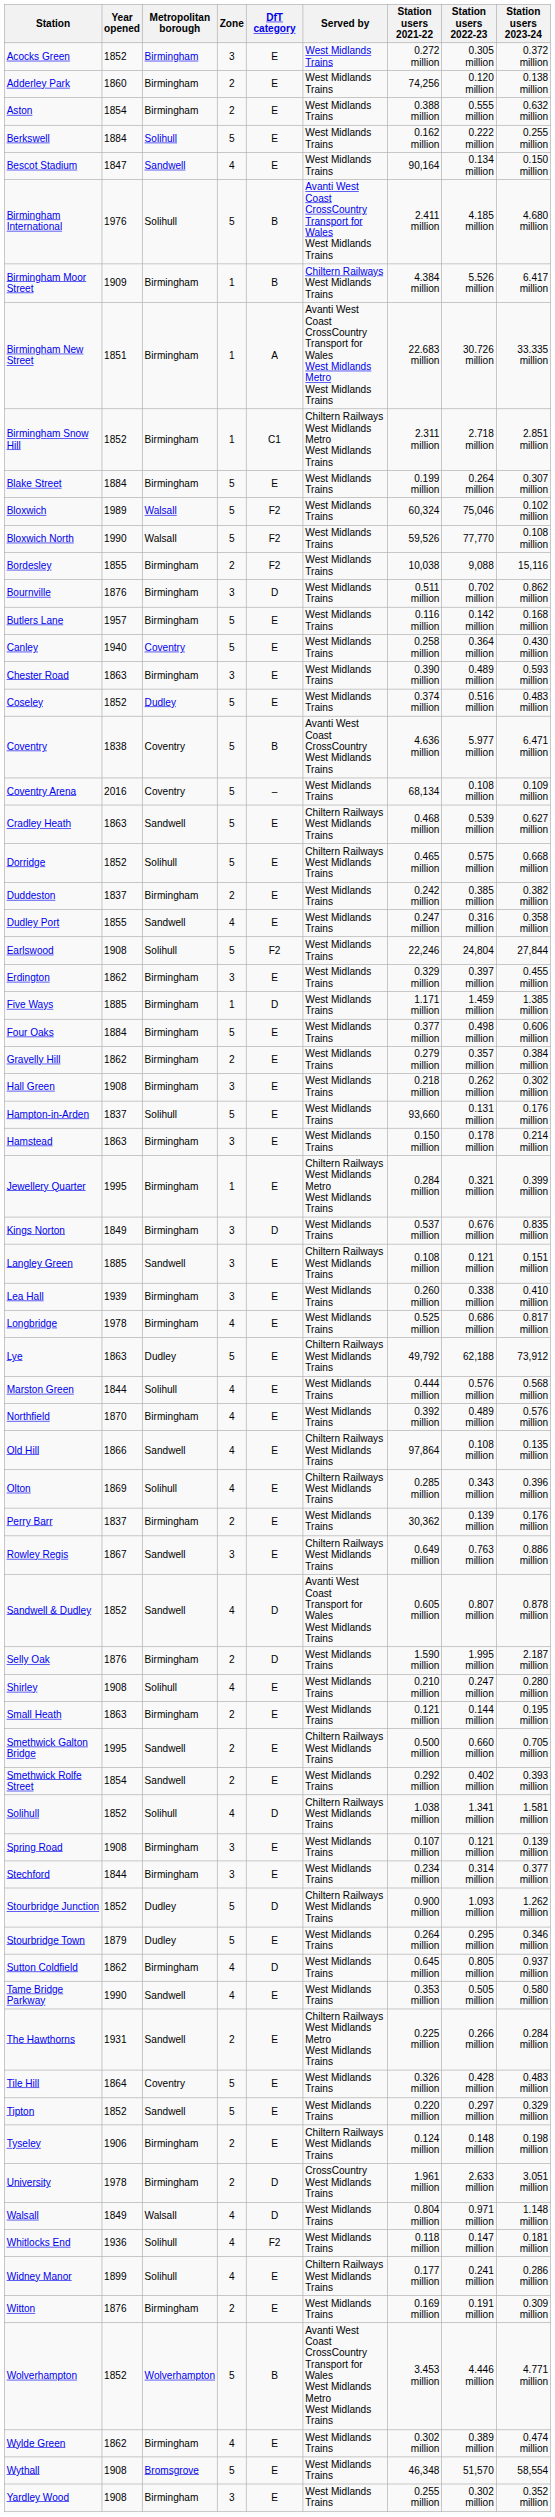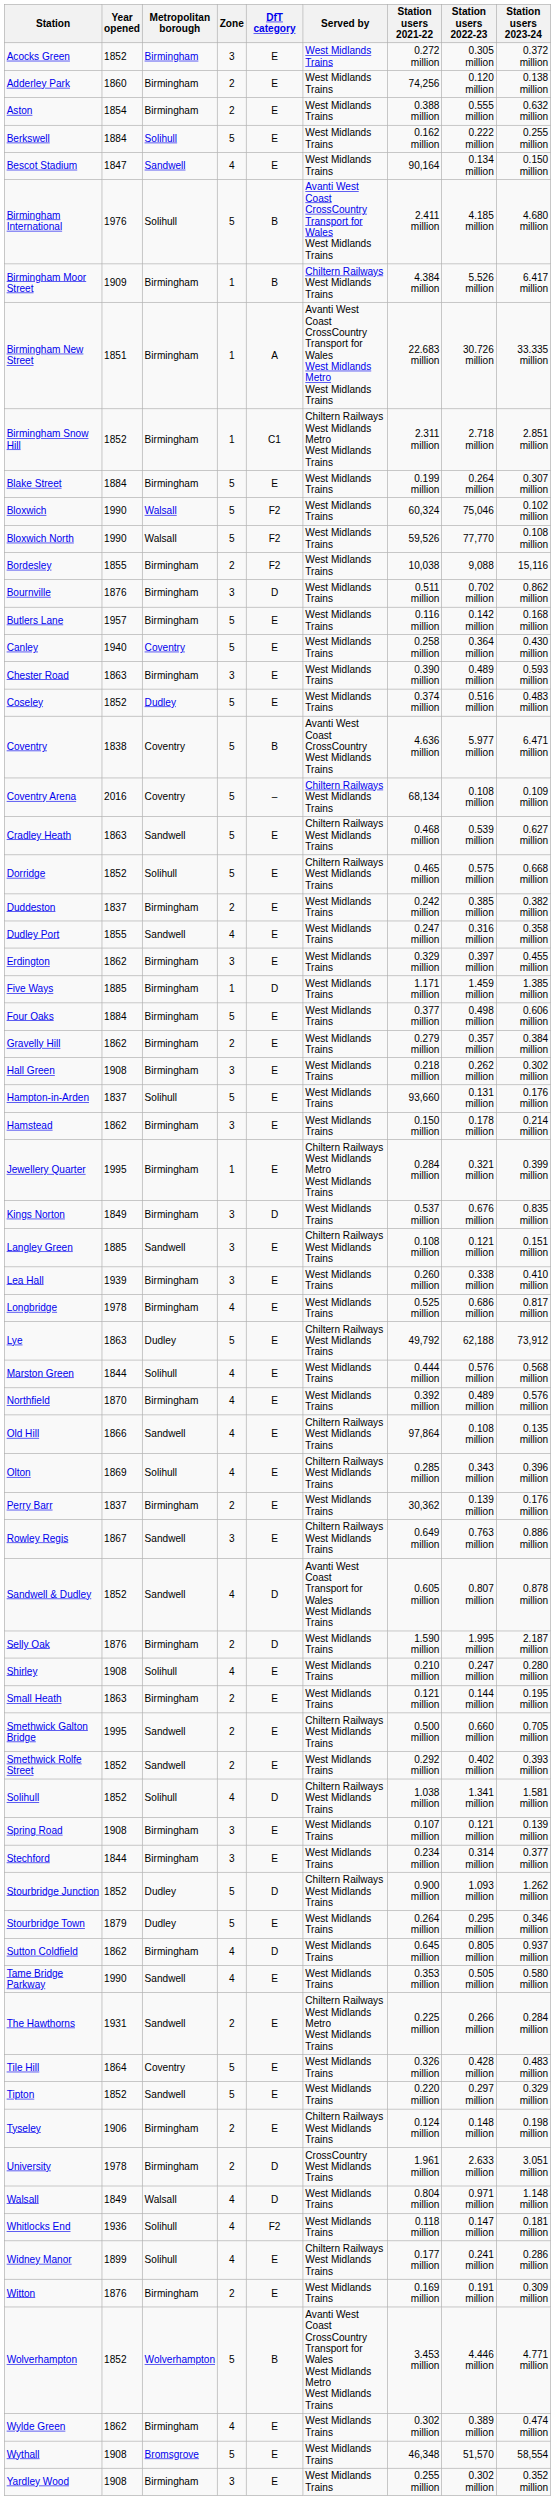(115, 511) 1989 -> (115, 511) 1990
(338, 791) West Midlands Trains -> (344, 797) Chiltern Railways West Midlands Trains
- row: (30, 950)
(115, 1142) 1863 -> (115, 1126) 1862
(115, 1781) 1854 -> (115, 1765) 1852
